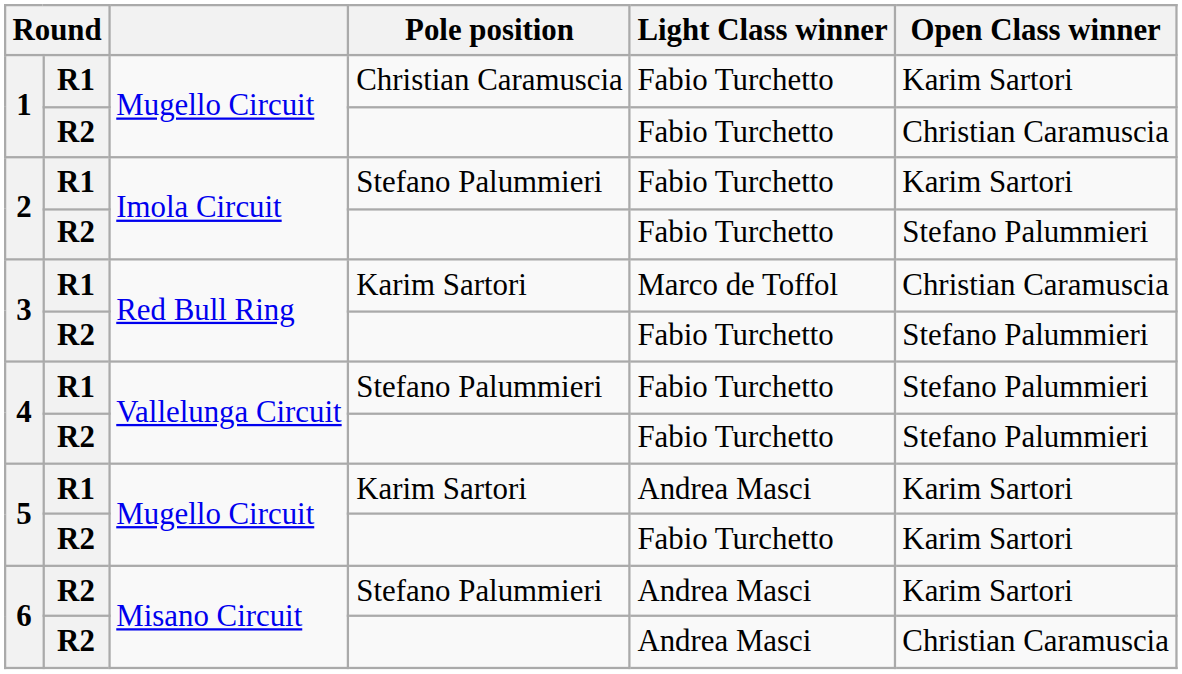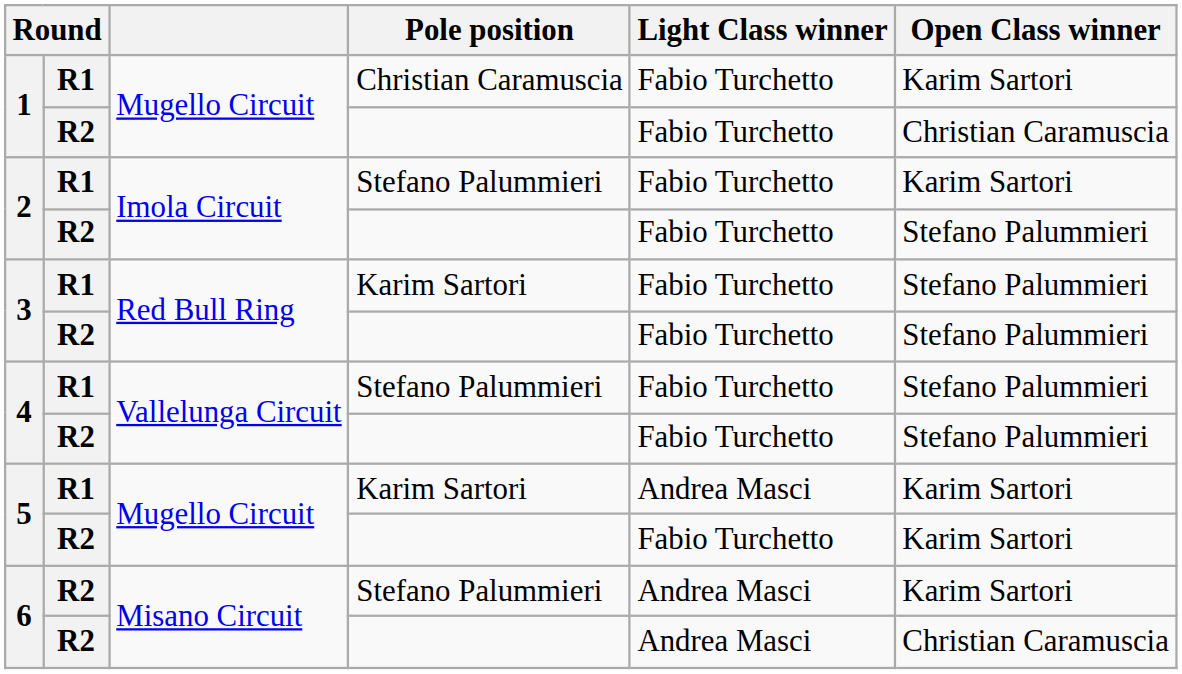(738, 284) Marco de Toffol -> (736, 284) Fabio Turchetto
(1036, 284) Christian Caramuscia -> (1025, 284) Stefano Palummieri
